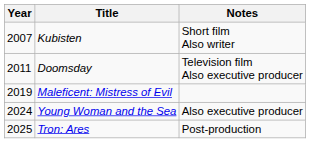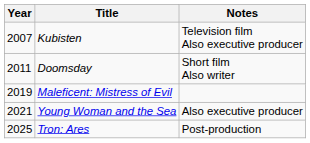(208, 37) Short film Also writer -> (242, 37) Television film Also executive producer
(242, 68) Television film Also executive producer -> (208, 68) Short film Also writer
(20, 111) 2024 -> (20, 111) 2021
